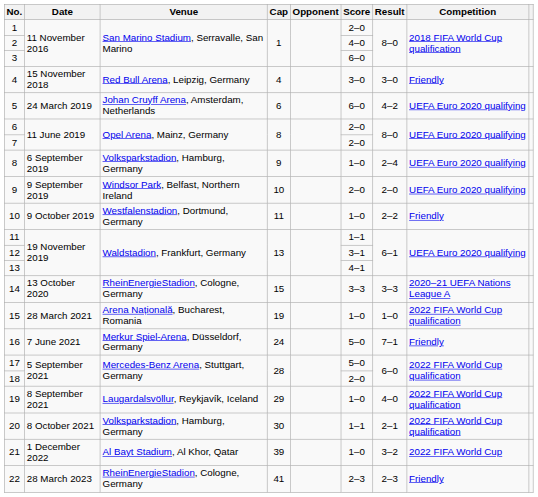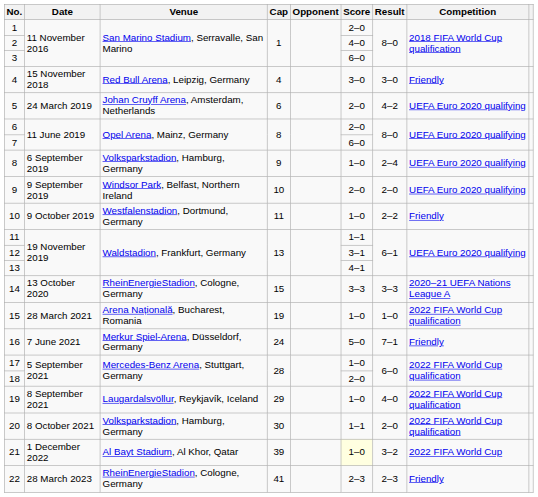(357, 106) 6–0 -> (357, 106) 2–0
(357, 142) 2–0 -> (357, 142) 6–0
(357, 363) 5–0 -> (357, 363) 1–0
(390, 426) 2–1 -> (390, 426) 2–0
(357, 452) no background -> (357, 452) lightyellow background
